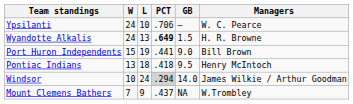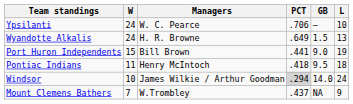columns swapped: (144, 11) <-> (274, 11)
(163, 38) bold -> (299, 38) normal
(130, 65) 13 -> (130, 65) 11
